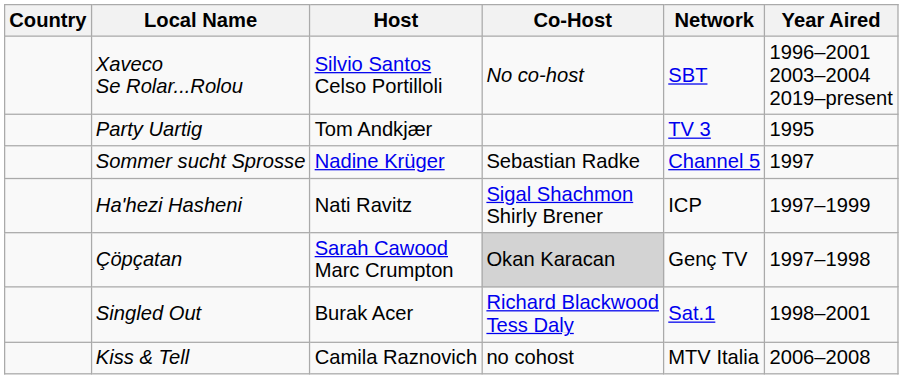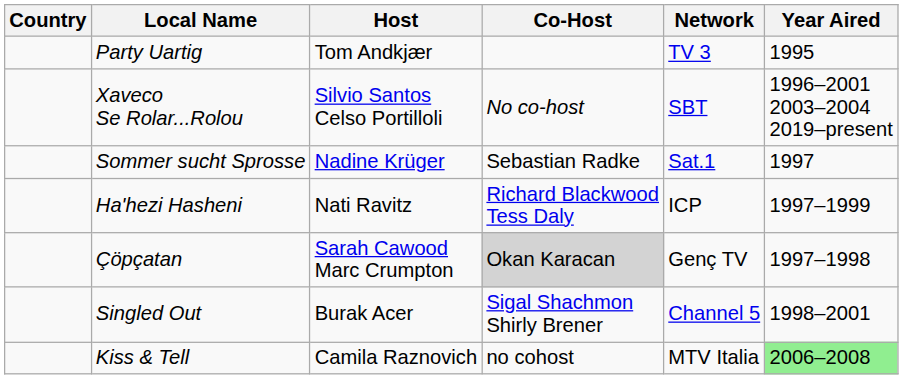rows swapped: (169, 75) <-> (149, 129)
(714, 161) Channel 5 -> (692, 161) Sat.1
(560, 205) Sigal Shachmon Shirly Brener -> (573, 205) Richard Blackwood Tess Daly
(573, 314) Richard Blackwood Tess Daly -> (560, 314) Sigal Shachmon Shirly Brener
(692, 314) Sat.1 -> (714, 314) Channel 5
(820, 357) no background -> (820, 357) lightgreen background
